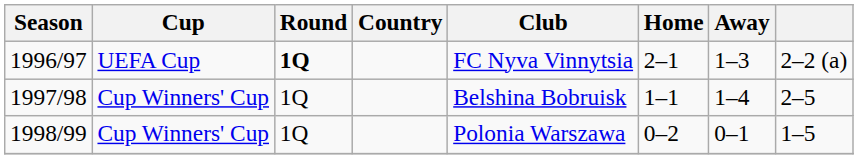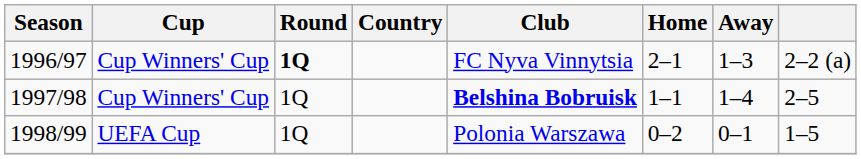(149, 60) UEFA Cup -> (183, 60) Cup Winners' Cup
(540, 97) normal -> (545, 97) bold
(183, 134) Cup Winners' Cup -> (149, 134) UEFA Cup
